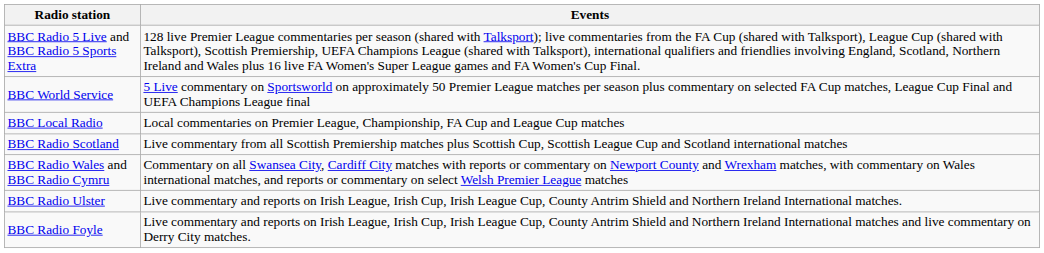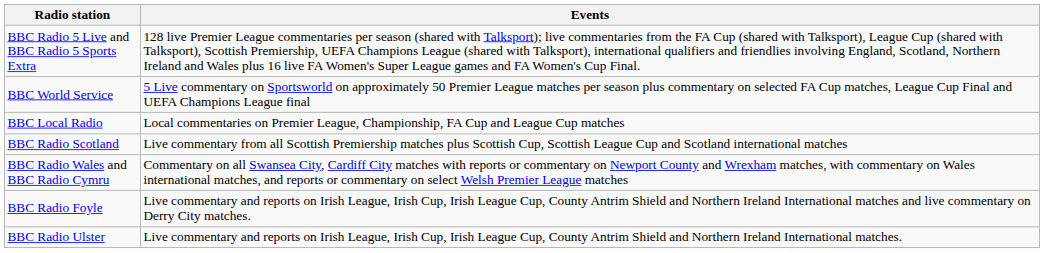rows swapped: (56, 201) <-> (55, 229)
